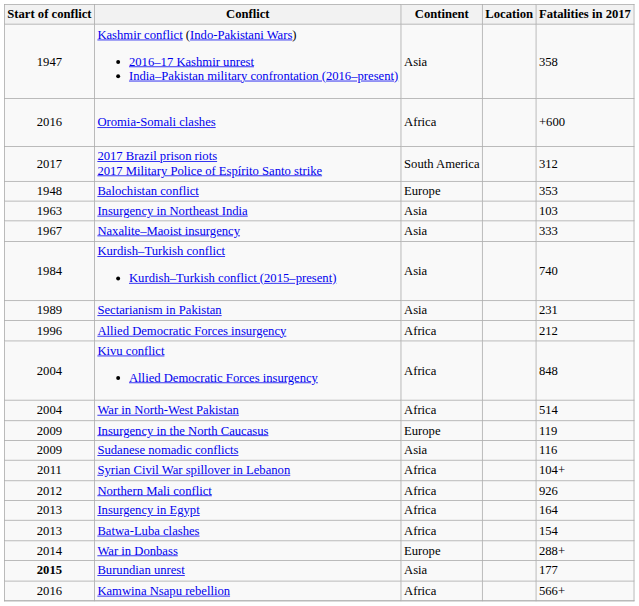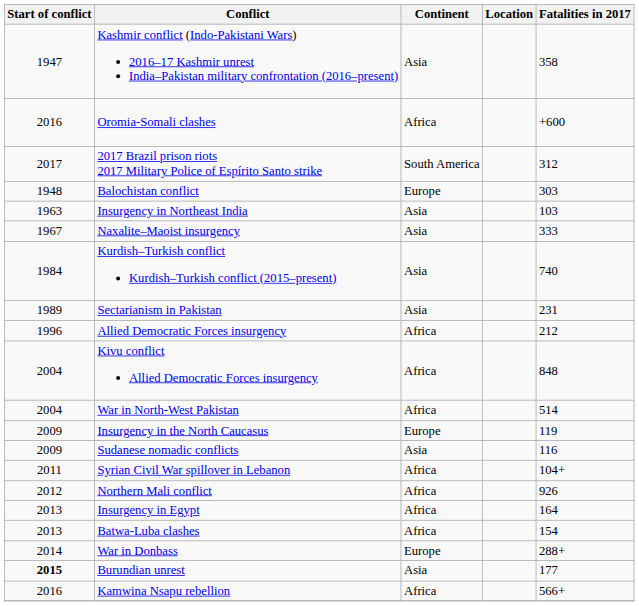(548, 191) 353 -> (548, 191) 303
